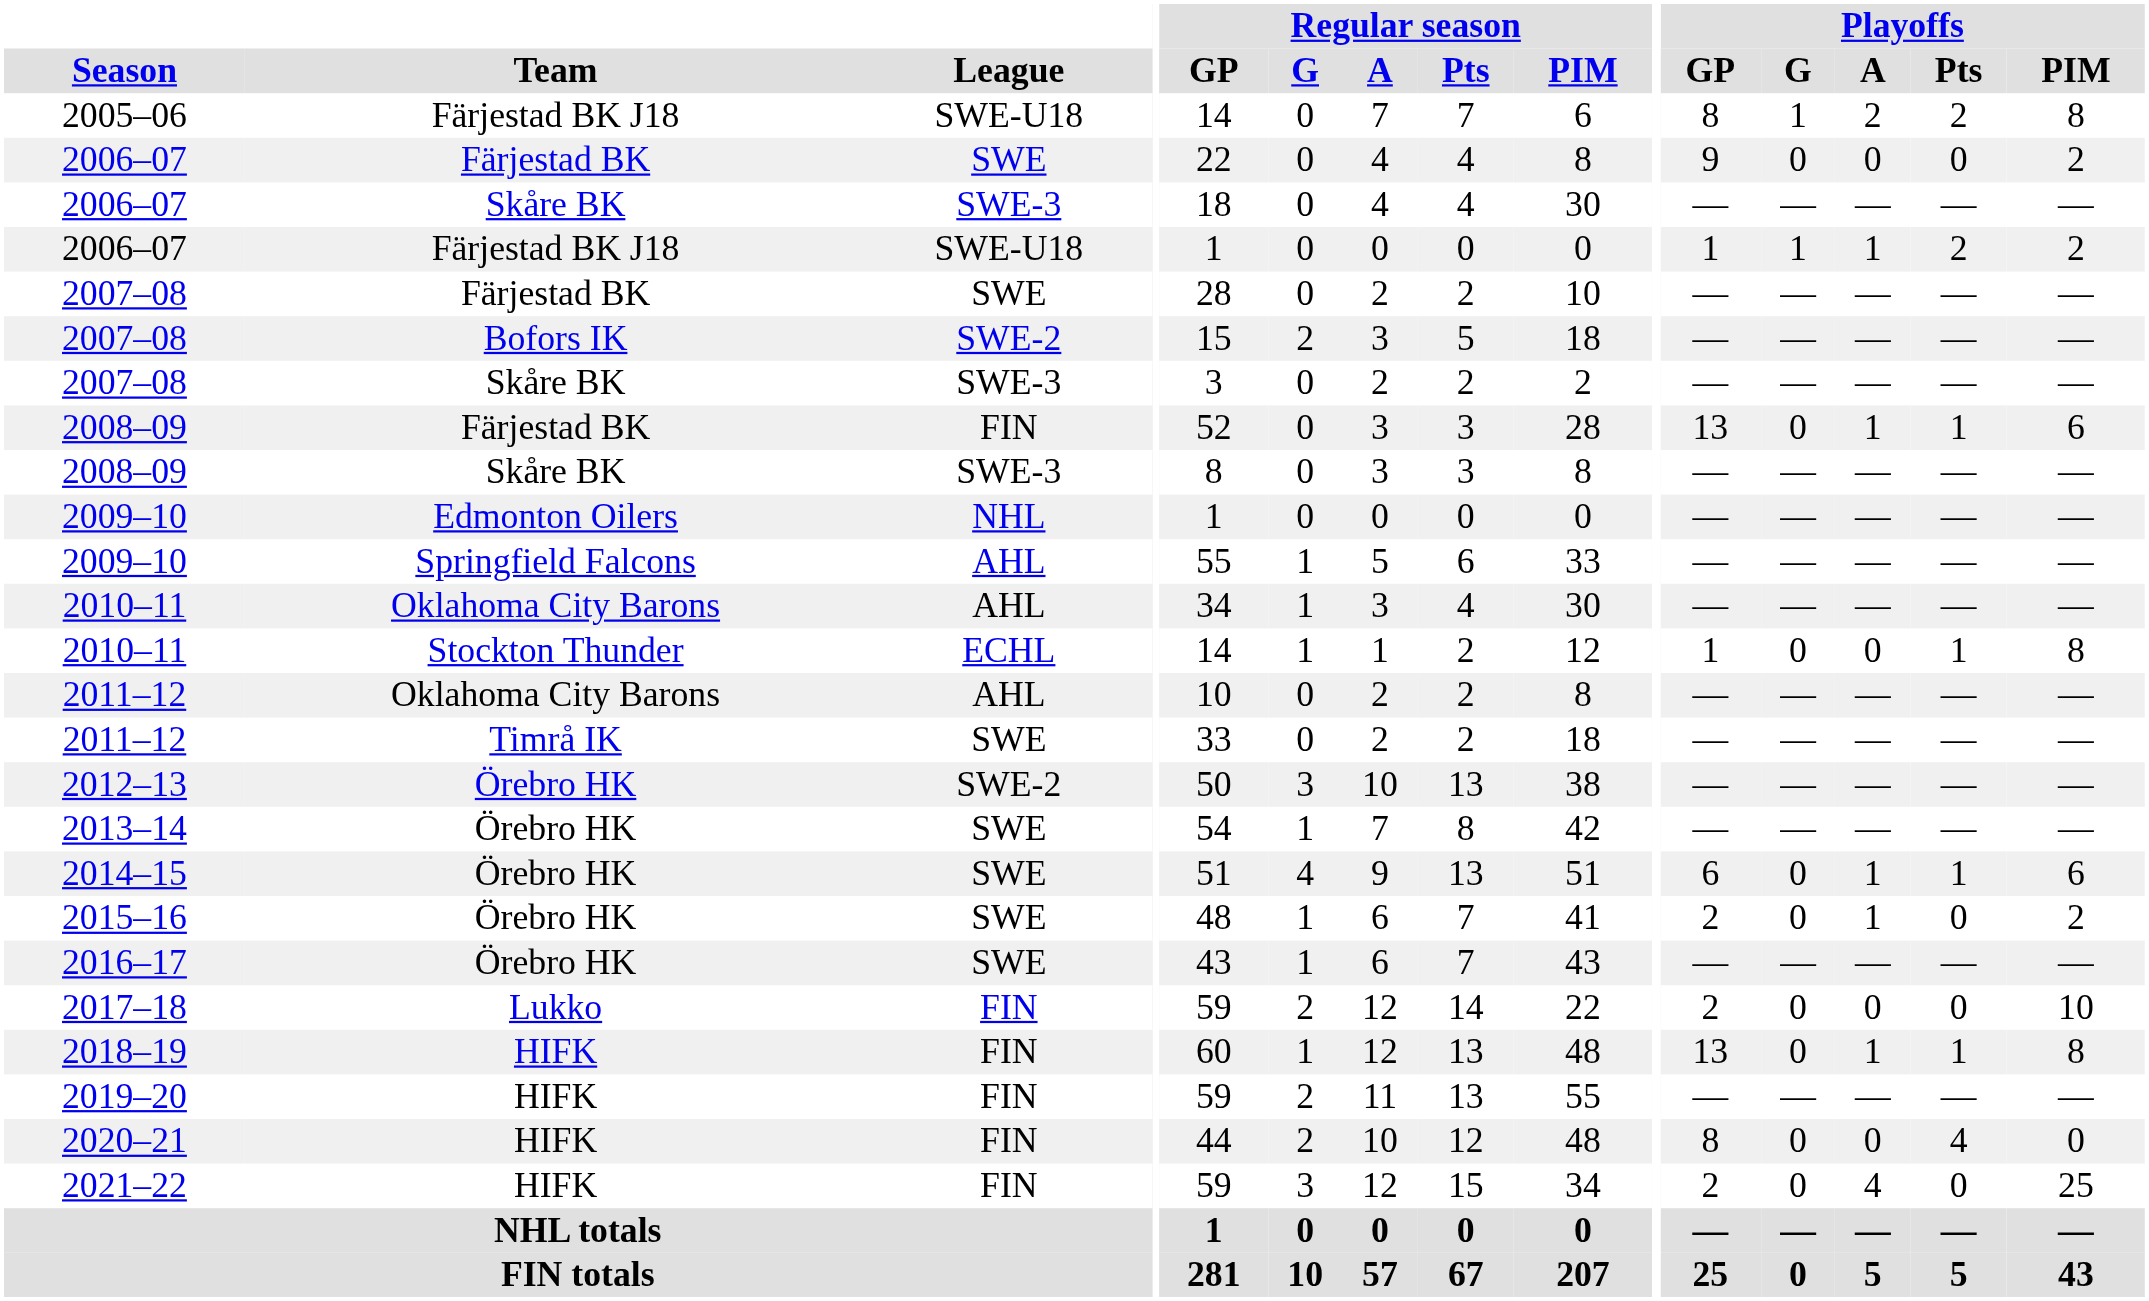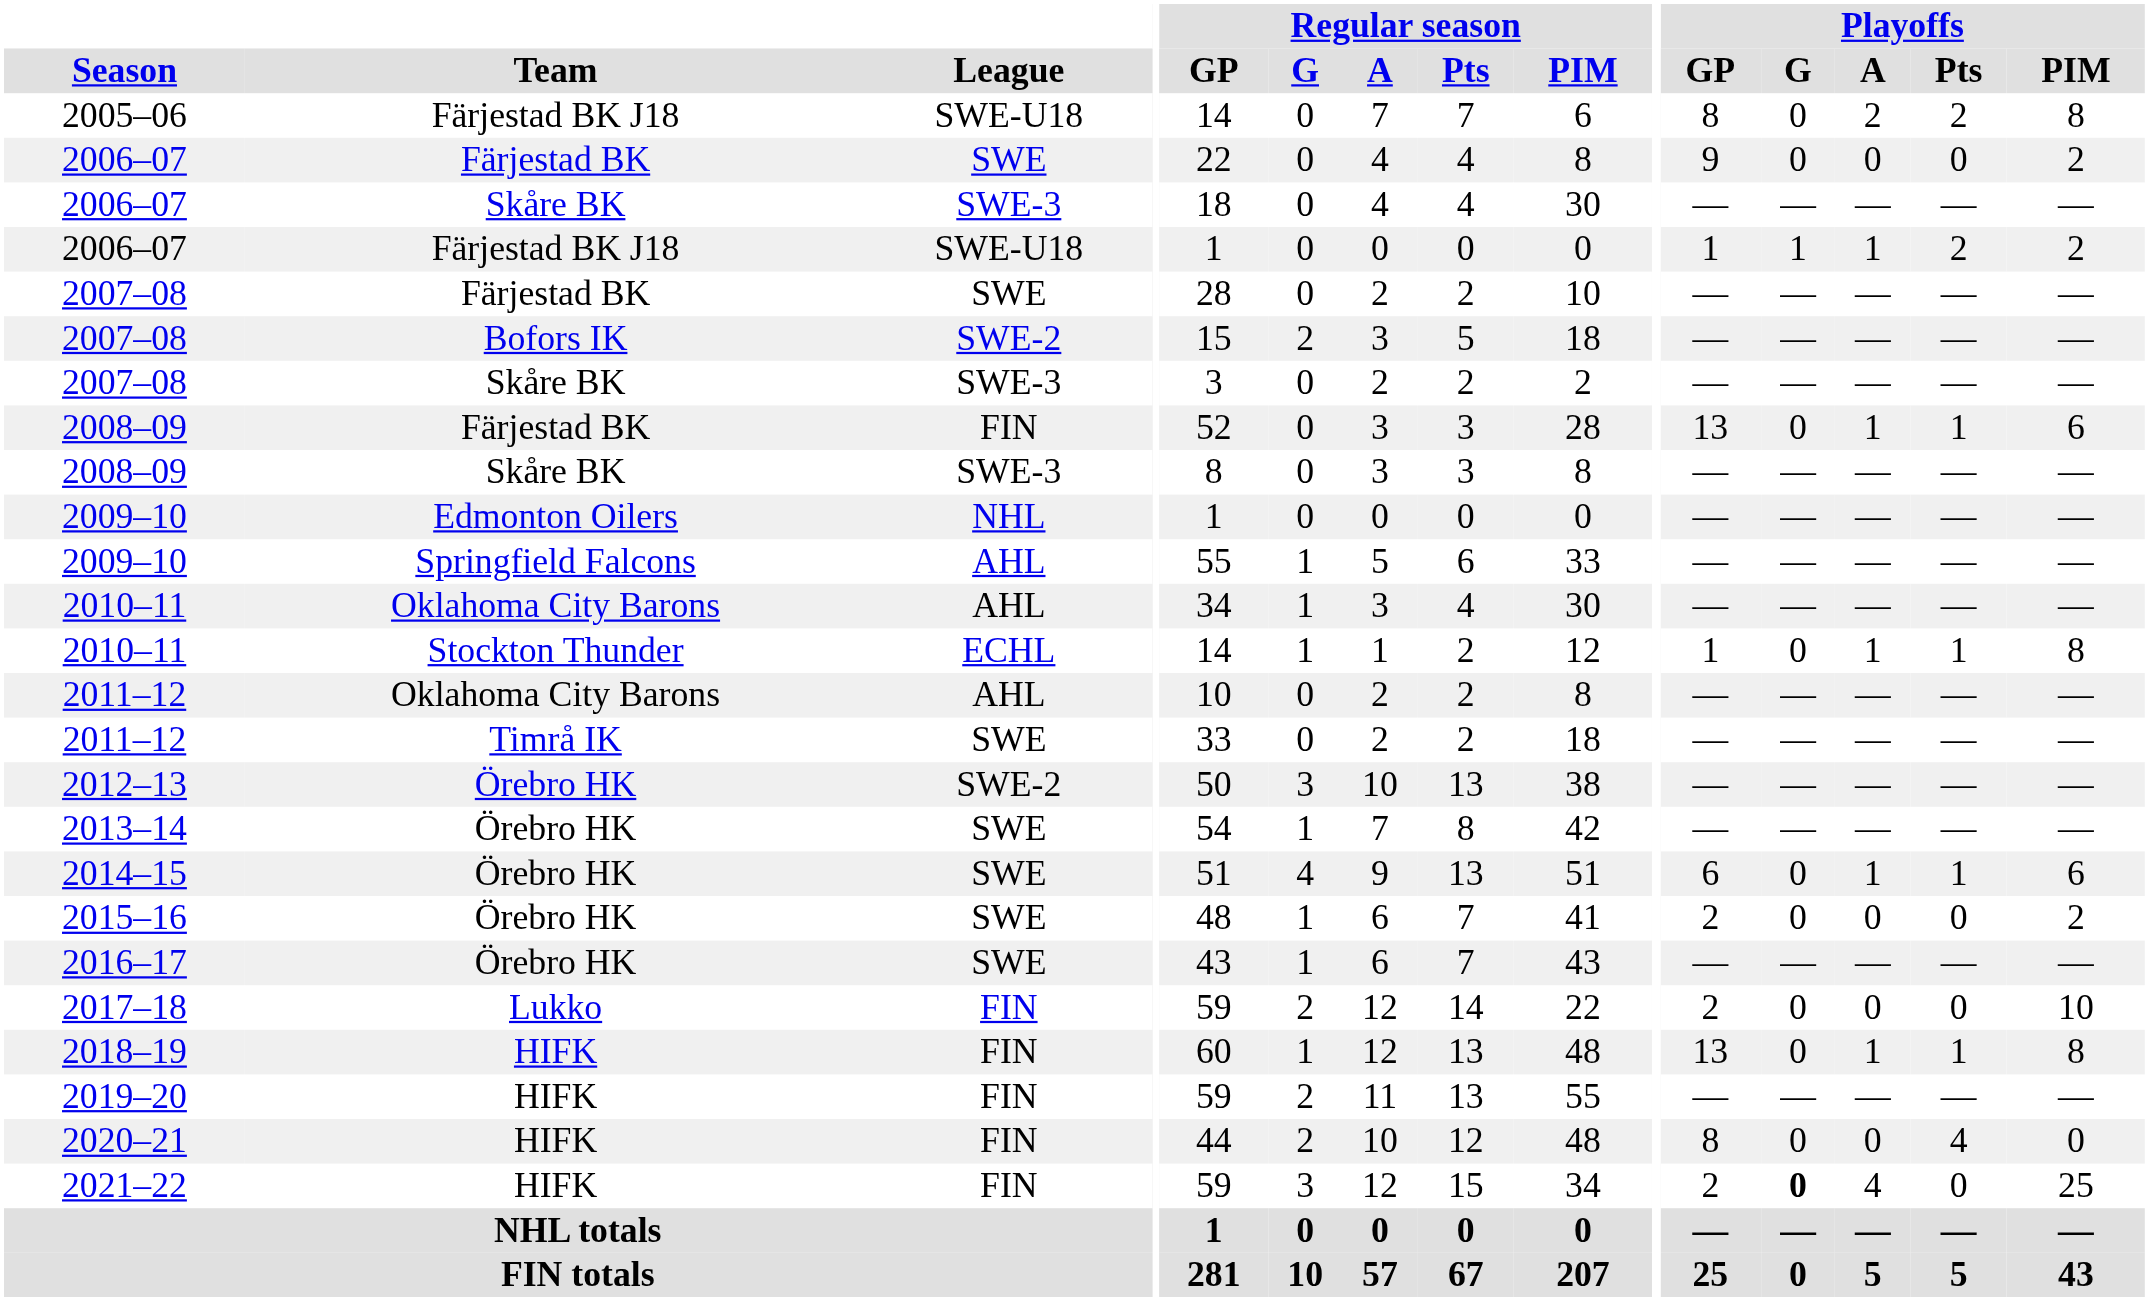(1798, 114) 1 -> (1798, 114) 0
(1873, 650) 0 -> (1873, 650) 1
(1873, 917) 1 -> (1873, 917) 0
(1798, 1185) normal -> (1798, 1185) bold
